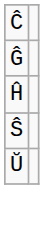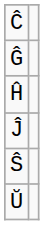+ row: (17, 130)
